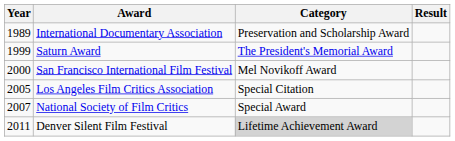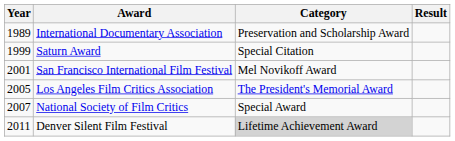(315, 51) The President's Memorial Award -> (276, 51) Special Citation
(19, 70) 2000 -> (19, 70) 2001
(276, 88) Special Citation -> (315, 88) The President's Memorial Award
